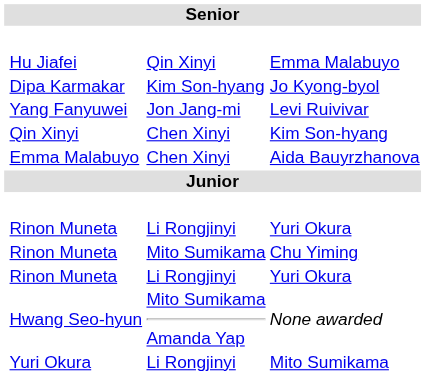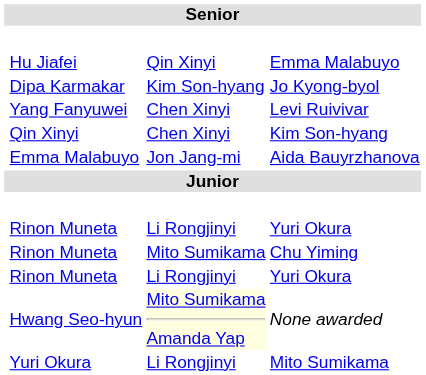(194, 109) Jon Jang-mi -> (188, 109) Chen Xinyi
(188, 157) Chen Xinyi -> (194, 157) Jon Jang-mi
(206, 319) no background -> (206, 319) lightyellow background
